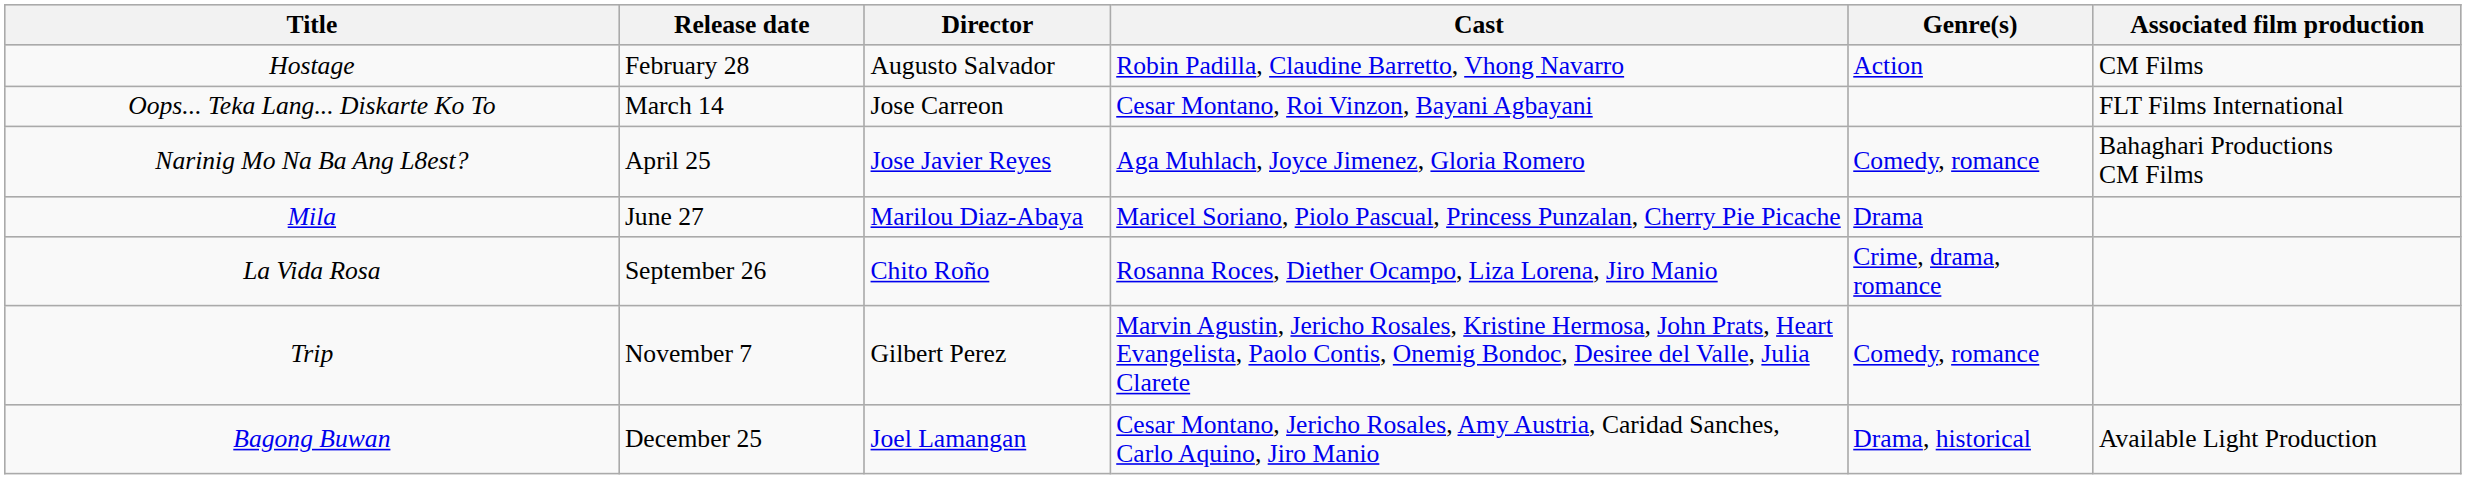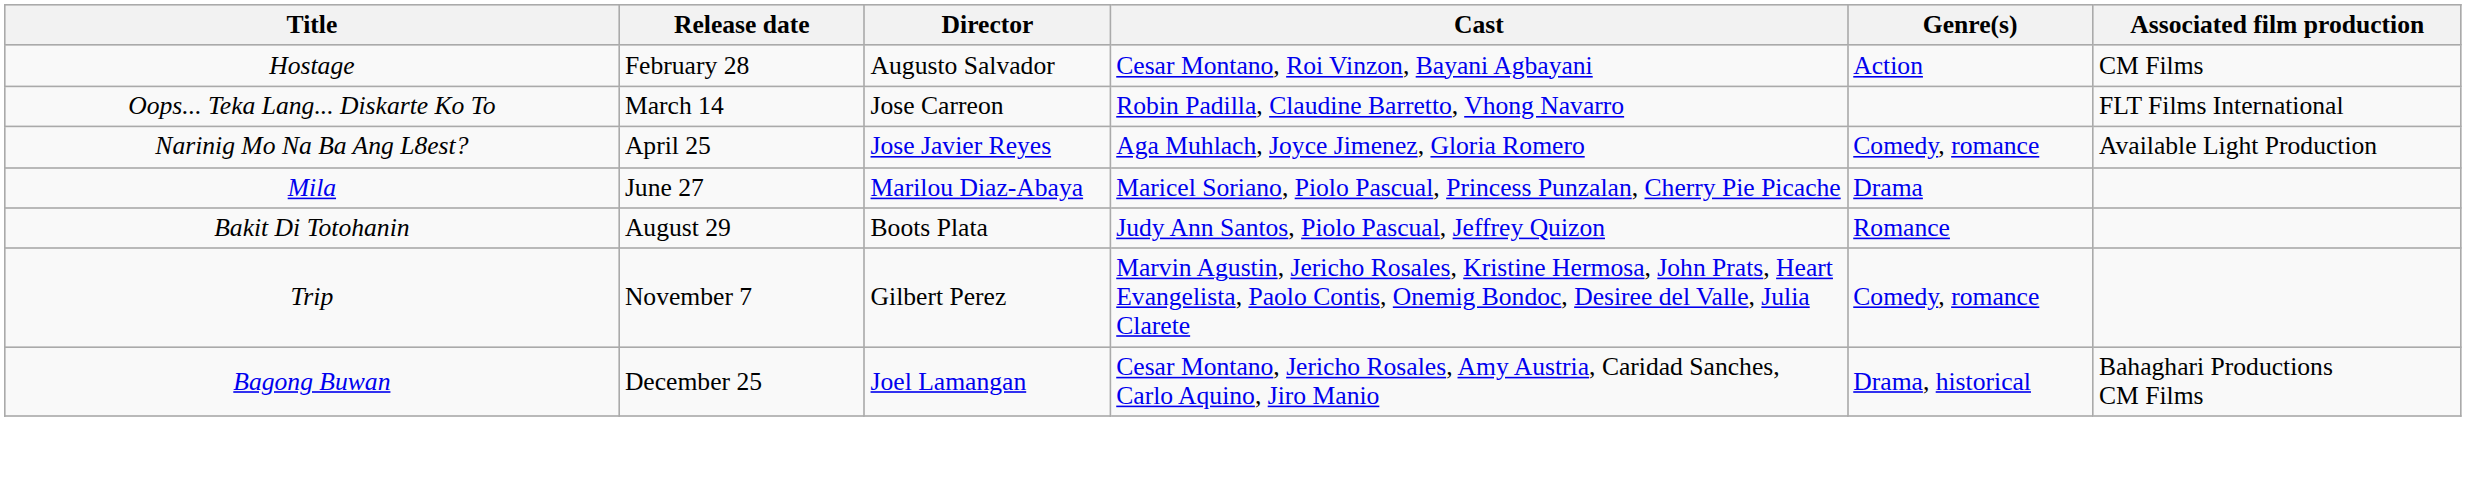(1370, 65) Robin Padilla, Claudine Barretto, Vhong Navarro -> (1354, 65) Cesar Montano, Roi Vinzon, Bayani Agbayani
(1354, 106) Cesar Montano, Roi Vinzon, Bayani Agbayani -> (1370, 106) Robin Padilla, Claudine Barretto, Vhong Navarro
(2216, 160) Bahaghari Productions CM Films -> (2238, 146) Available Light Production
+ row: (312, 227)
- row: (312, 270)
(2238, 438) Available Light Production -> (2216, 380) Bahaghari Productions CM Films
